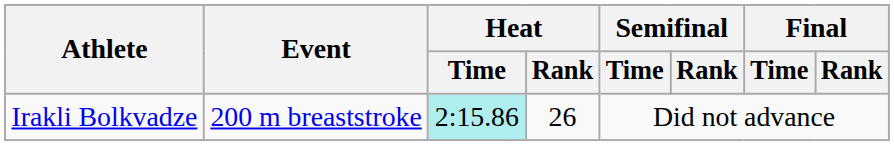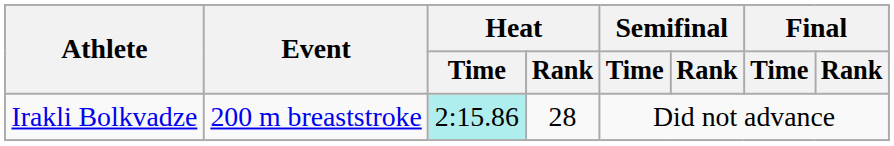(562, 117) 26 -> (562, 117) 28
